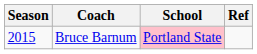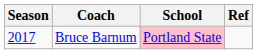(22, 37) 2015 -> (22, 37) 2017
